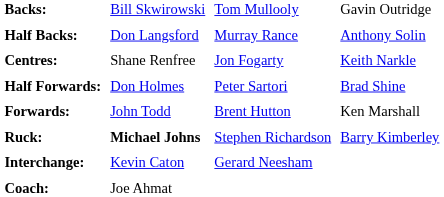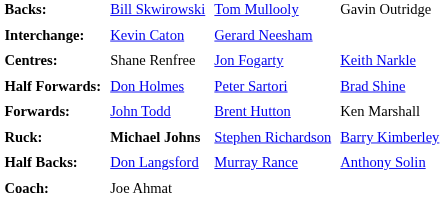rows swapped: (41, 35) <-> (44, 162)
